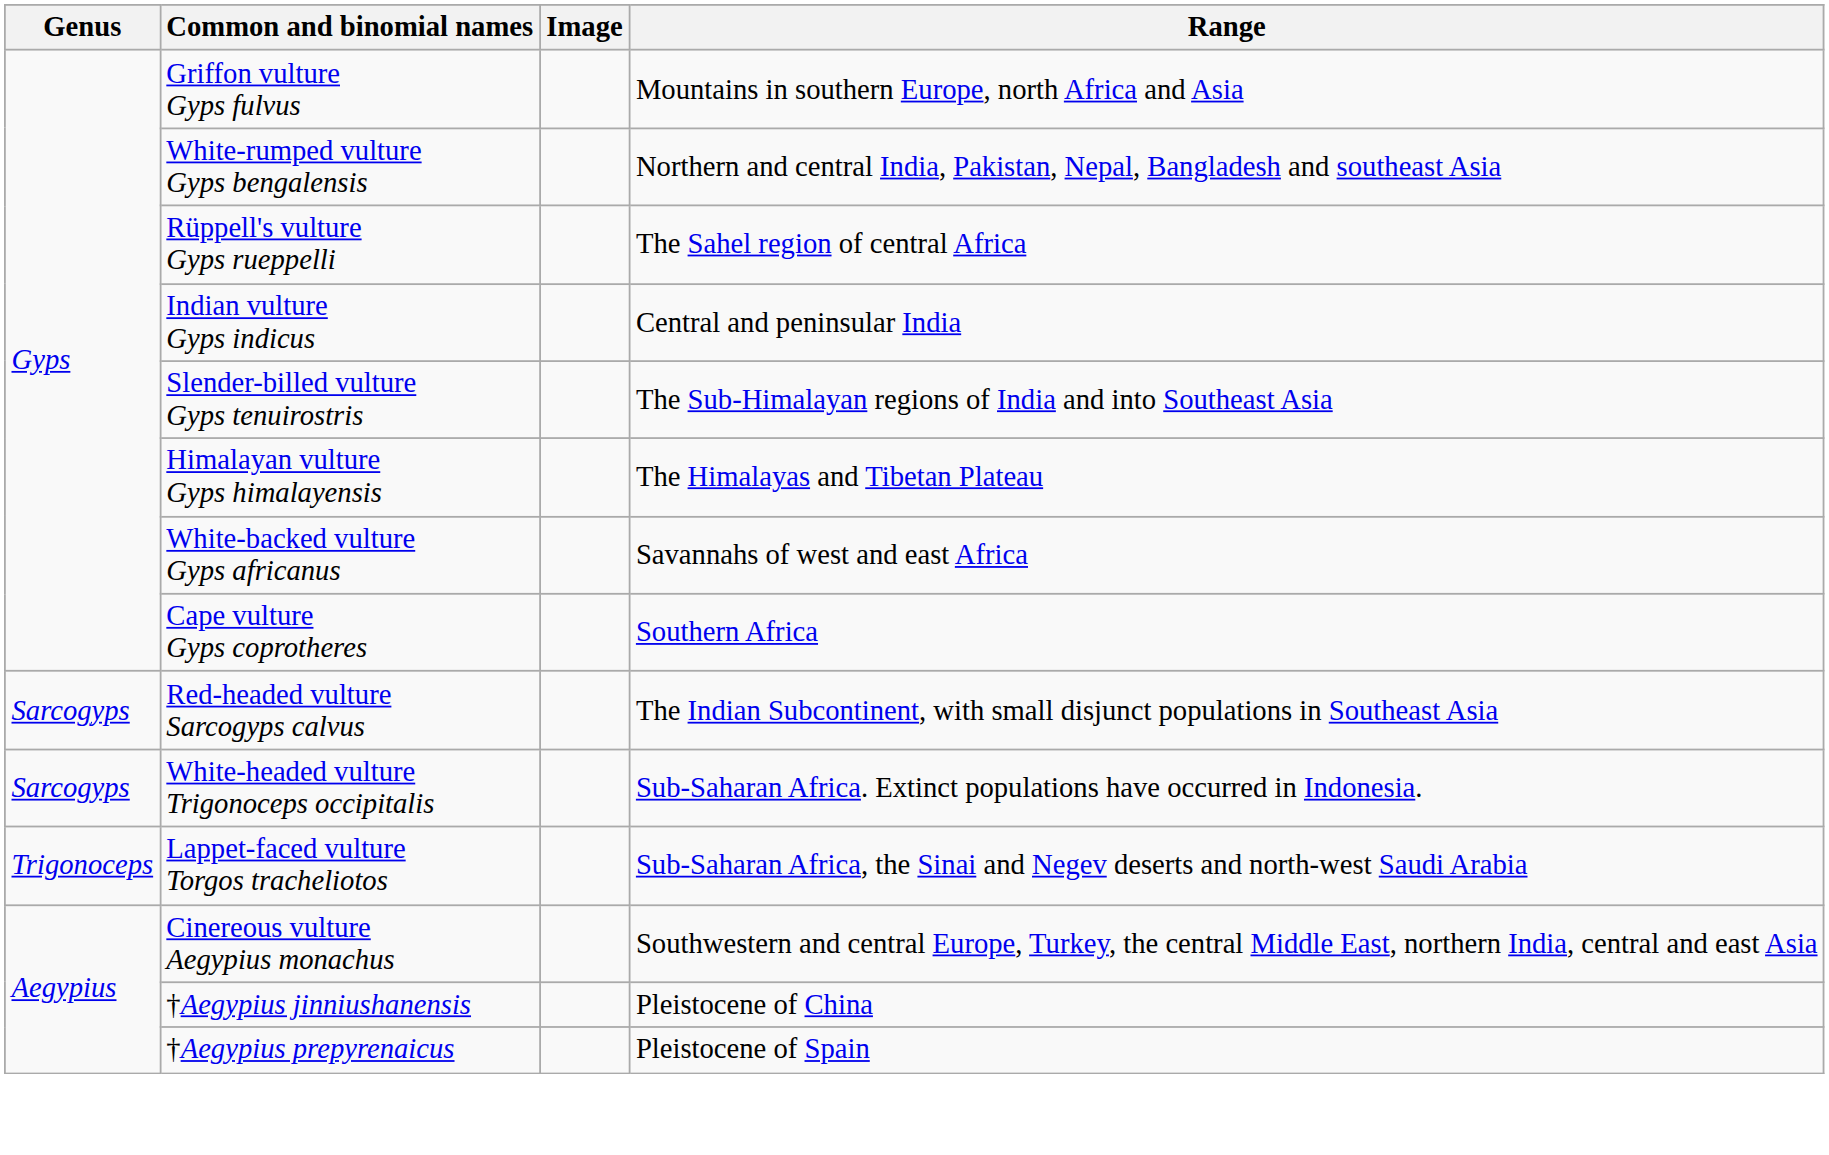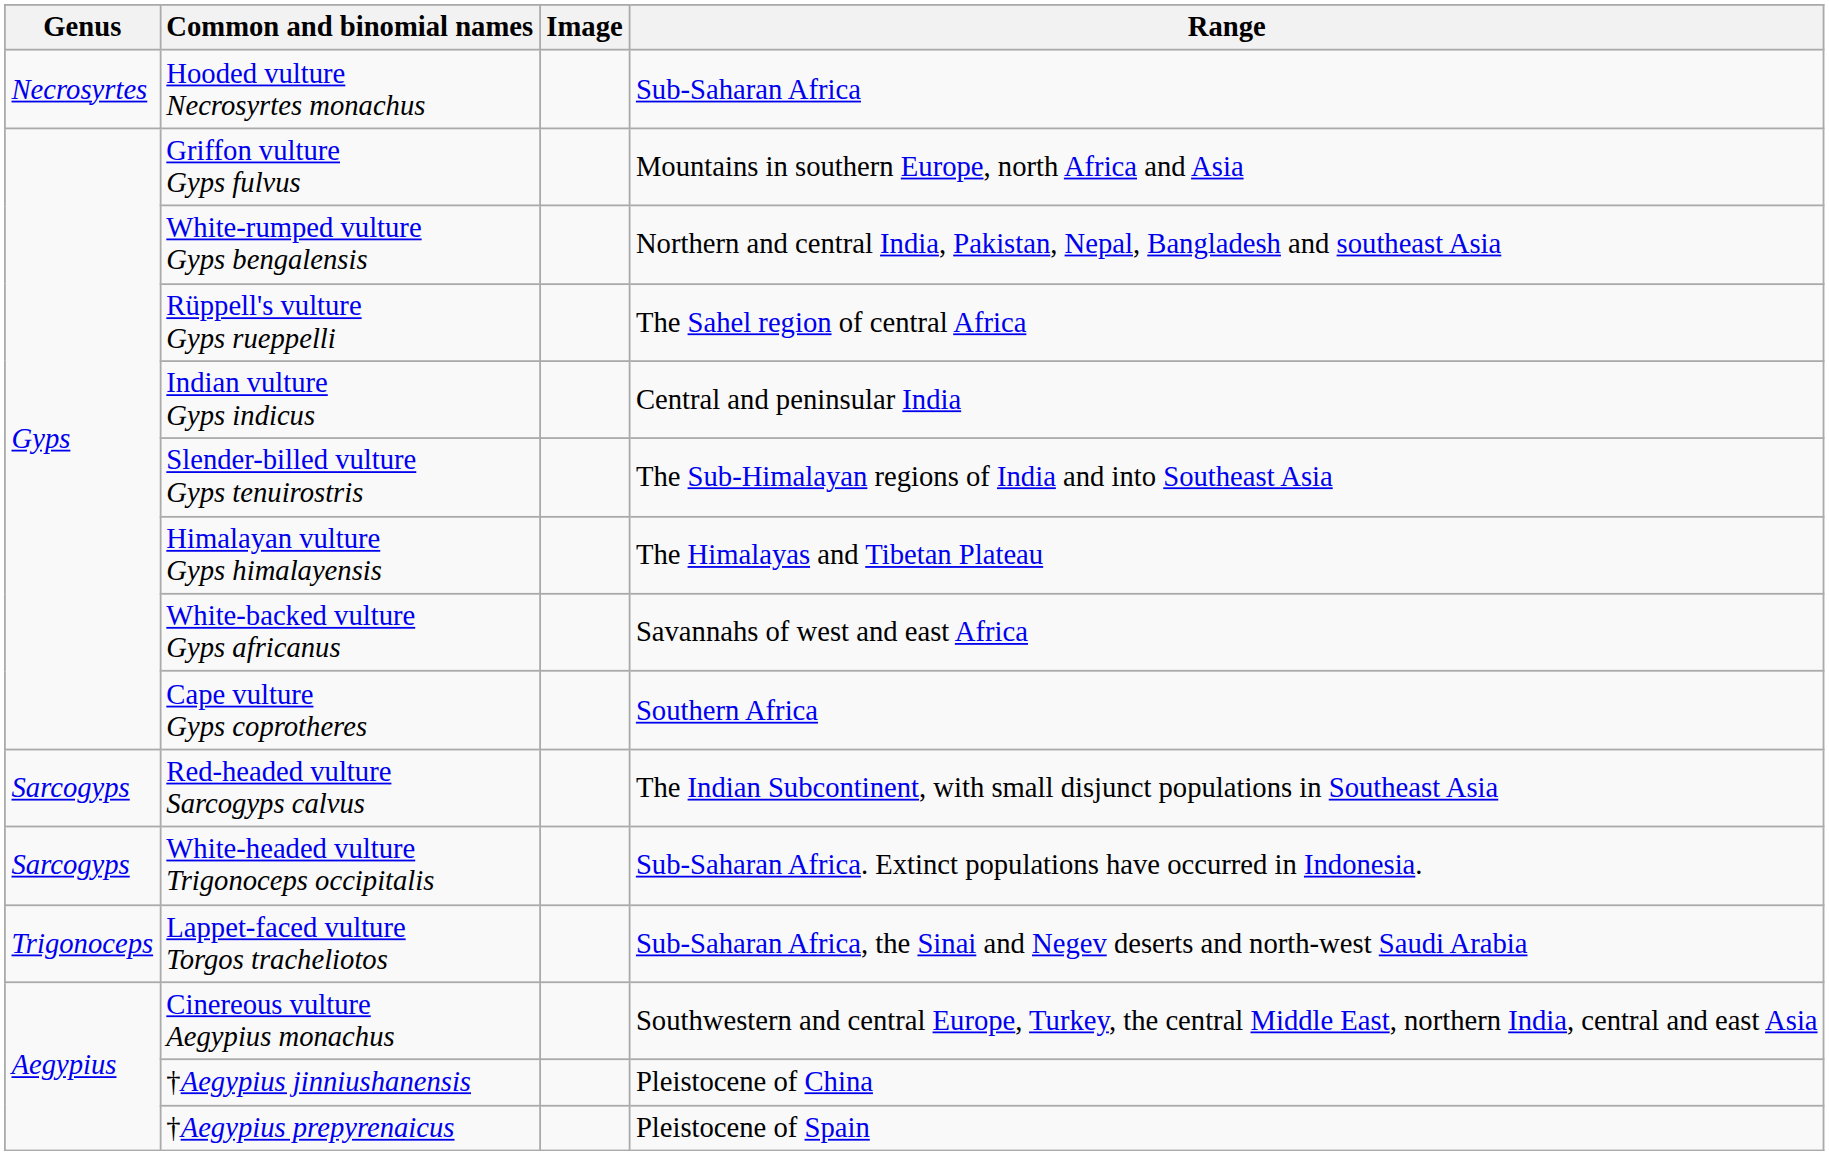+ row: (296, 88)
